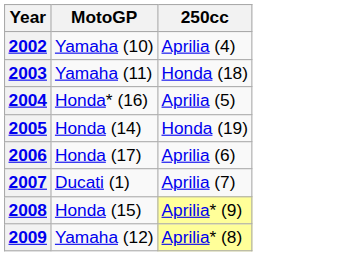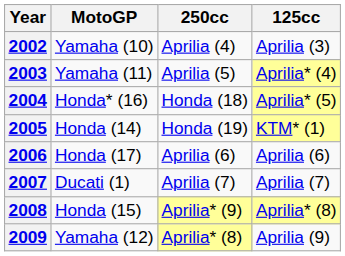+ column: (296, 18)
(205, 73) Honda (18) -> (198, 73) Aprilia (5)
(198, 100) Aprilia (5) -> (205, 100) Honda (18)
